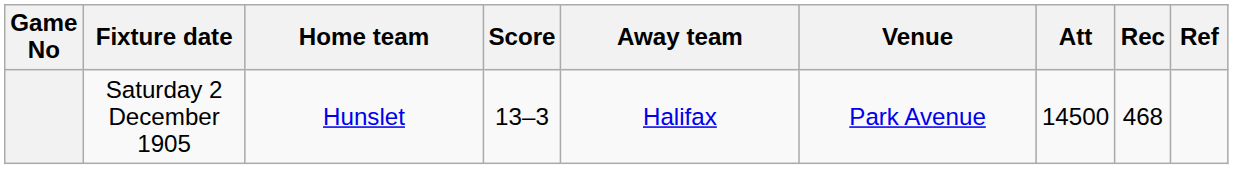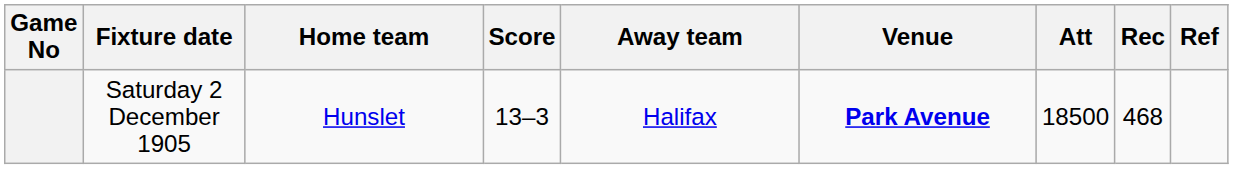(918, 116) normal -> (918, 116) bold
(1076, 116) 14500 -> (1076, 116) 18500
